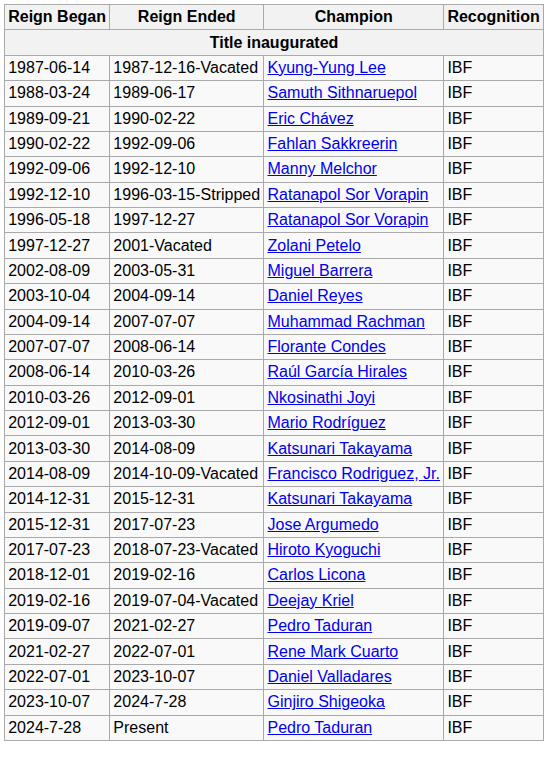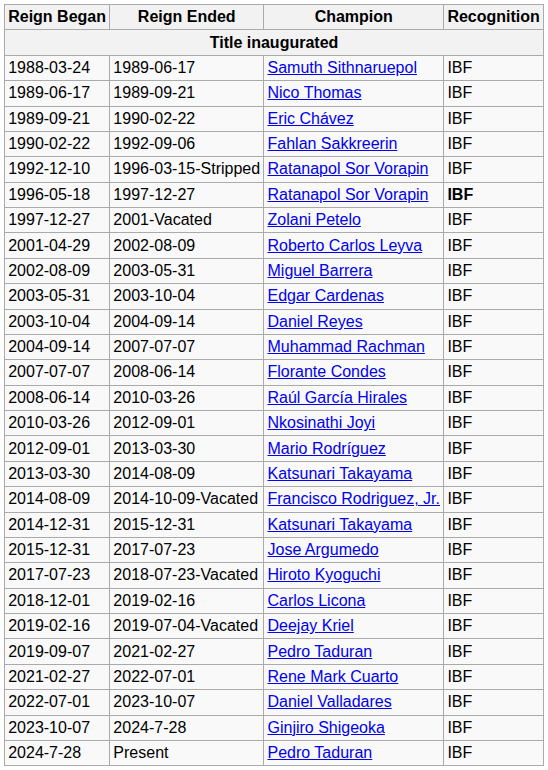- row: (49, 67)
+ row: (49, 93)
- row: (49, 169)
(460, 220) normal -> (460, 194) bold
+ row: (49, 245)
+ row: (49, 296)
